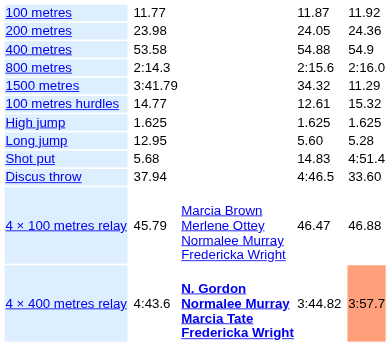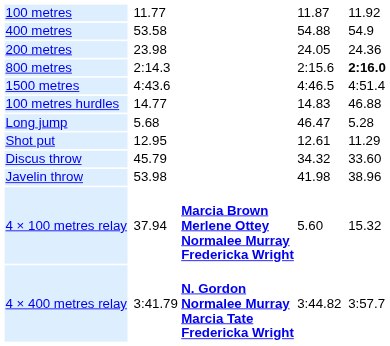rows swapped: (39, 31) <-> (39, 49)
(367, 67) normal -> (367, 67) bold
(156, 86) 3:41.79 -> (152, 86) 4:43.6
(314, 86) 34.32 -> (316, 86) 4:46.5
(364, 86) 11.29 -> (367, 86) 4:51.4
(314, 104) 12.61 -> (314, 104) 14.83
(365, 104) 15.32 -> (365, 104) 46.88
- row: (35, 122)
(150, 140) 12.95 -> (146, 122) 5.68
(310, 140) 5.60 -> (314, 122) 46.47
(146, 159) 5.68 -> (150, 140) 12.95
(314, 159) 14.83 -> (314, 140) 12.61
(367, 159) 4:51.4 -> (364, 140) 11.29
(150, 177) 37.94 -> (150, 159) 45.79
(316, 177) 4:46.5 -> (314, 159) 34.32
+ row: (44, 177)
(150, 225) 45.79 -> (150, 225) 37.94
(233, 232) normal -> (238, 232) bold
(314, 225) 46.47 -> (310, 225) 5.60
(365, 225) 46.88 -> (365, 225) 15.32
(152, 303) 4:43.6 -> (156, 303) 3:41.79
(367, 303) lightsalmon background -> (367, 303) no background
